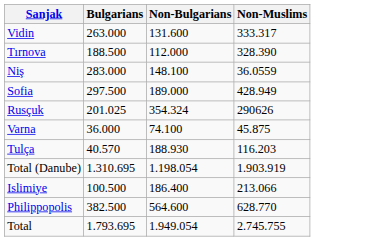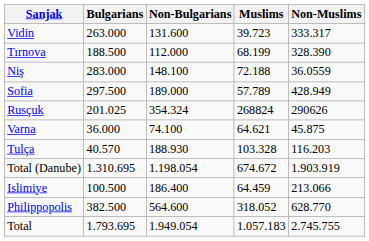+ column: (261, 14)
